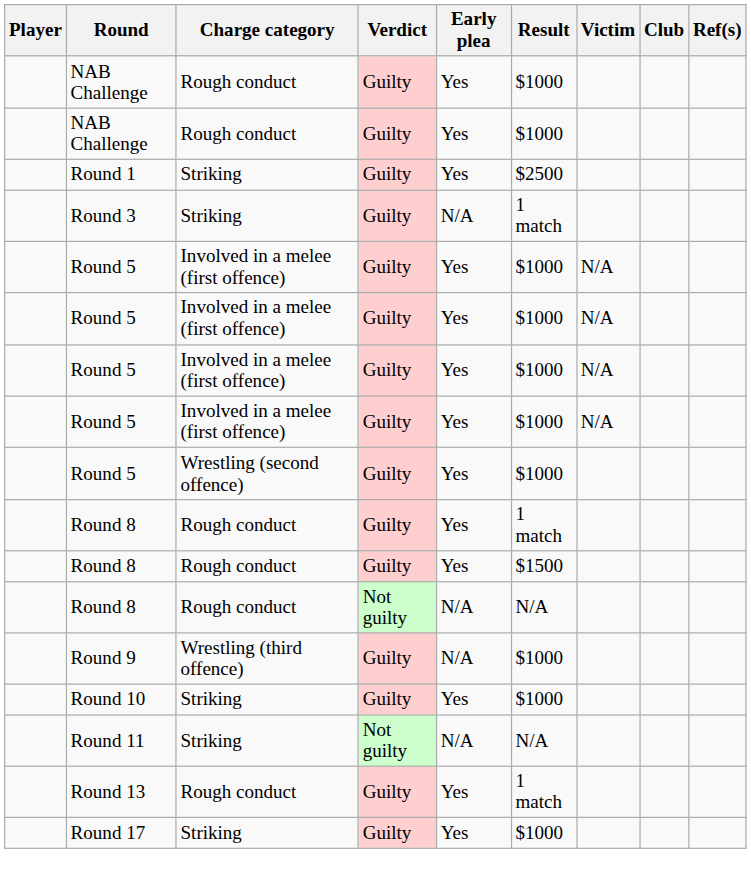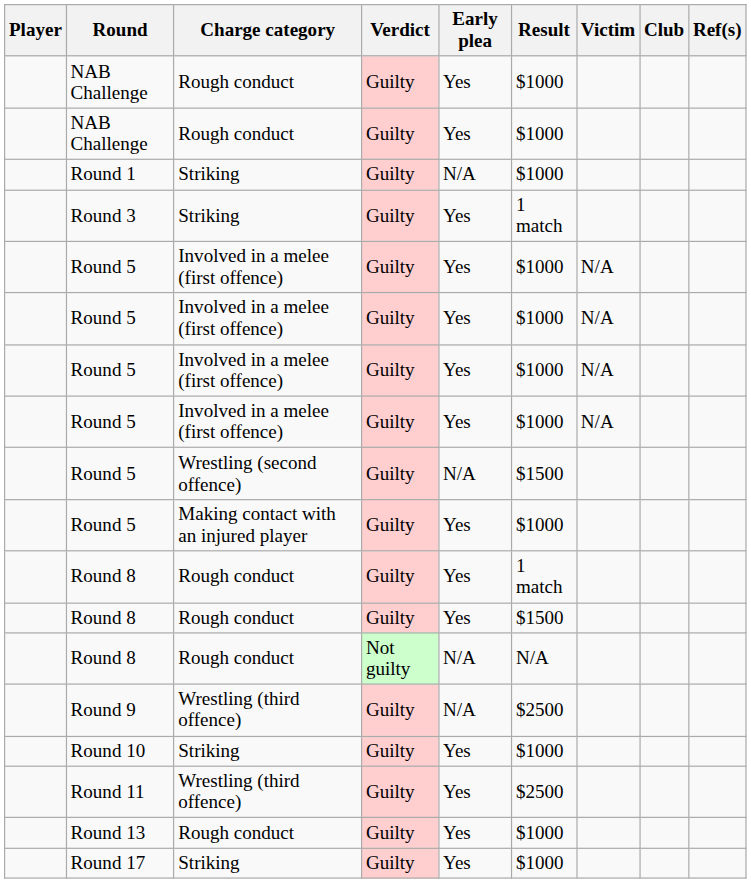(455, 174) Yes -> (459, 174) N/A
(539, 174) $2500 -> (540, 174) $1000
(457, 215) N/A -> (457, 215) Yes
(455, 473) Yes -> (459, 473) N/A
(539, 473) $1000 -> (540, 473) $1500
+ row: (103, 525)
(539, 658) $1000 -> (540, 710) $2500
+ row: (108, 791)
- row: (108, 740)
(539, 791) 1 match -> (540, 832) $1000
